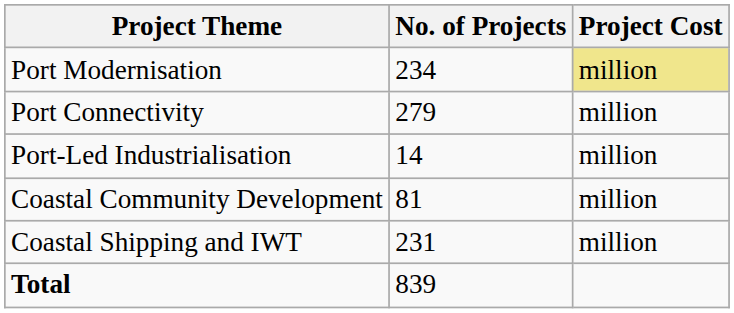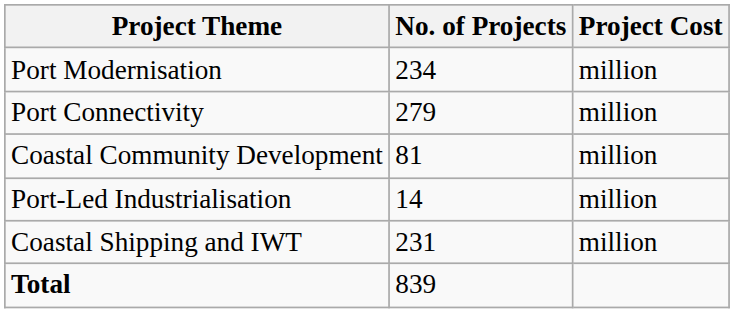(618, 69) khaki background -> (618, 69) no background
rows swapped: (151, 155) <-> (197, 198)
